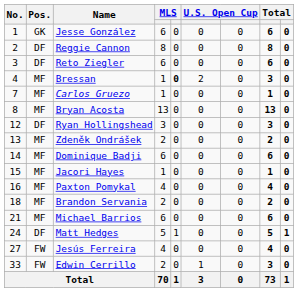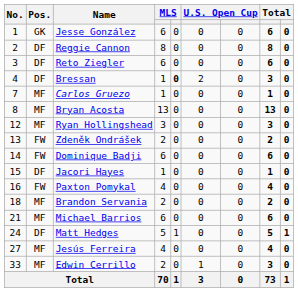(40, 78) MF -> (40, 78) DF
(40, 125) DF -> (40, 125) MF
(40, 140) MF -> (40, 140) FW
(40, 156) MF -> (40, 156) FW
(40, 171) MF -> (40, 171) DF
(40, 187) MF -> (40, 187) FW
(40, 249) FW -> (40, 249) MF
(40, 264) FW -> (40, 264) MF
